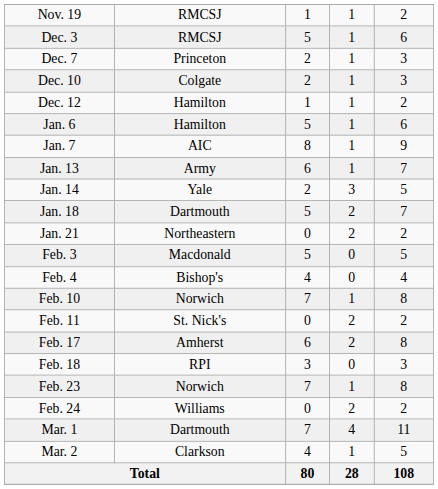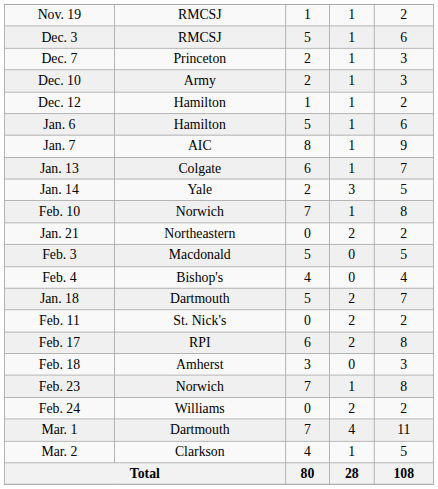(200, 80) Colgate -> (200, 80) Army
(200, 168) Army -> (200, 168) Colgate
rows swapped: (59, 211) <-> (59, 299)
(200, 342) Amherst -> (200, 342) RPI
(200, 364) RPI -> (200, 364) Amherst
